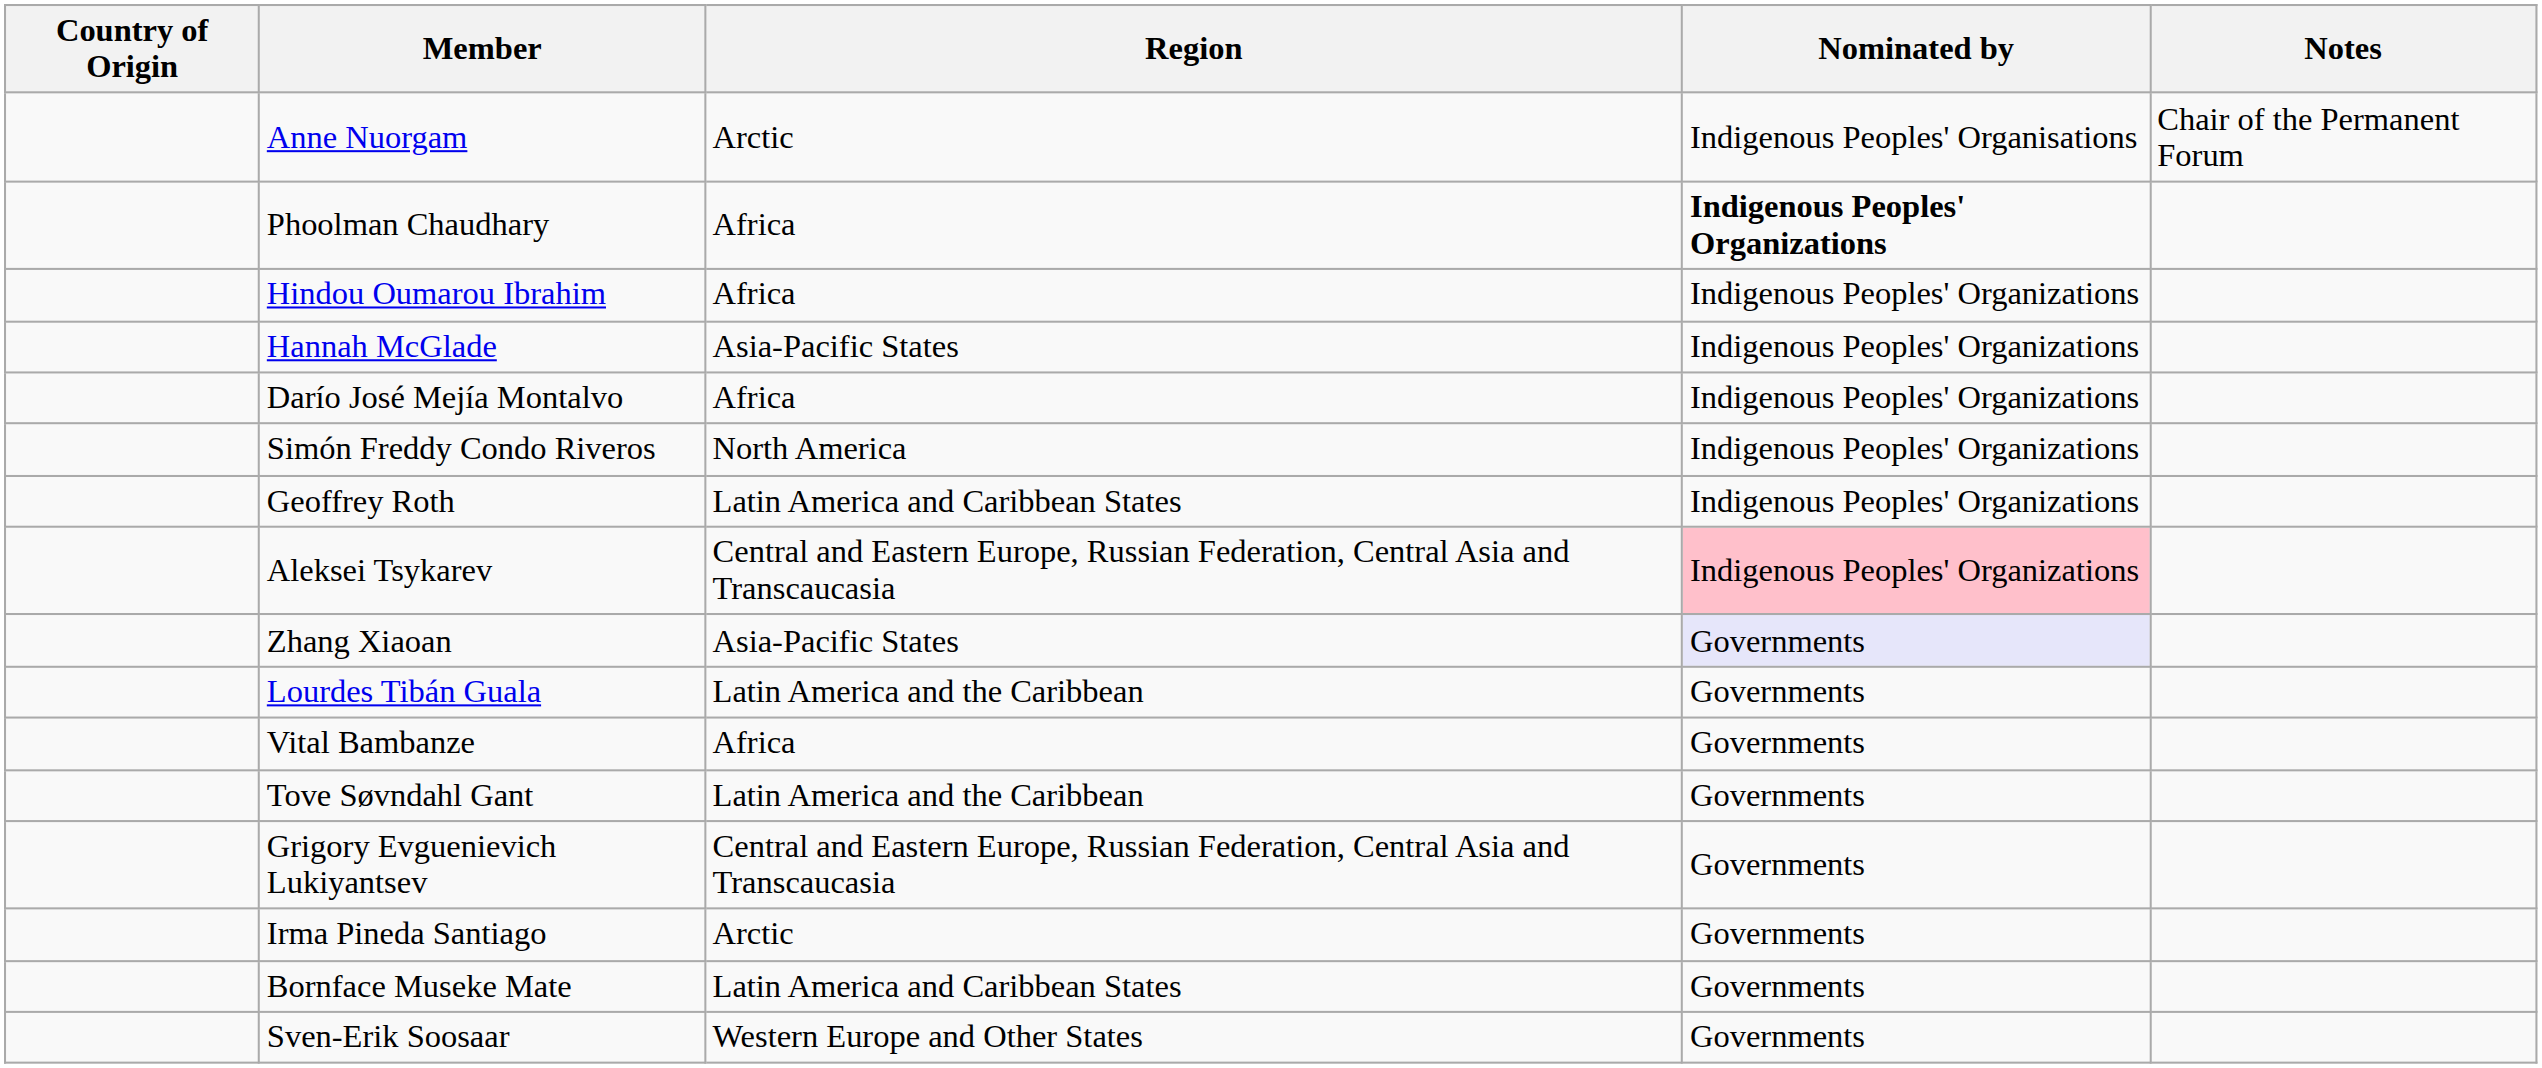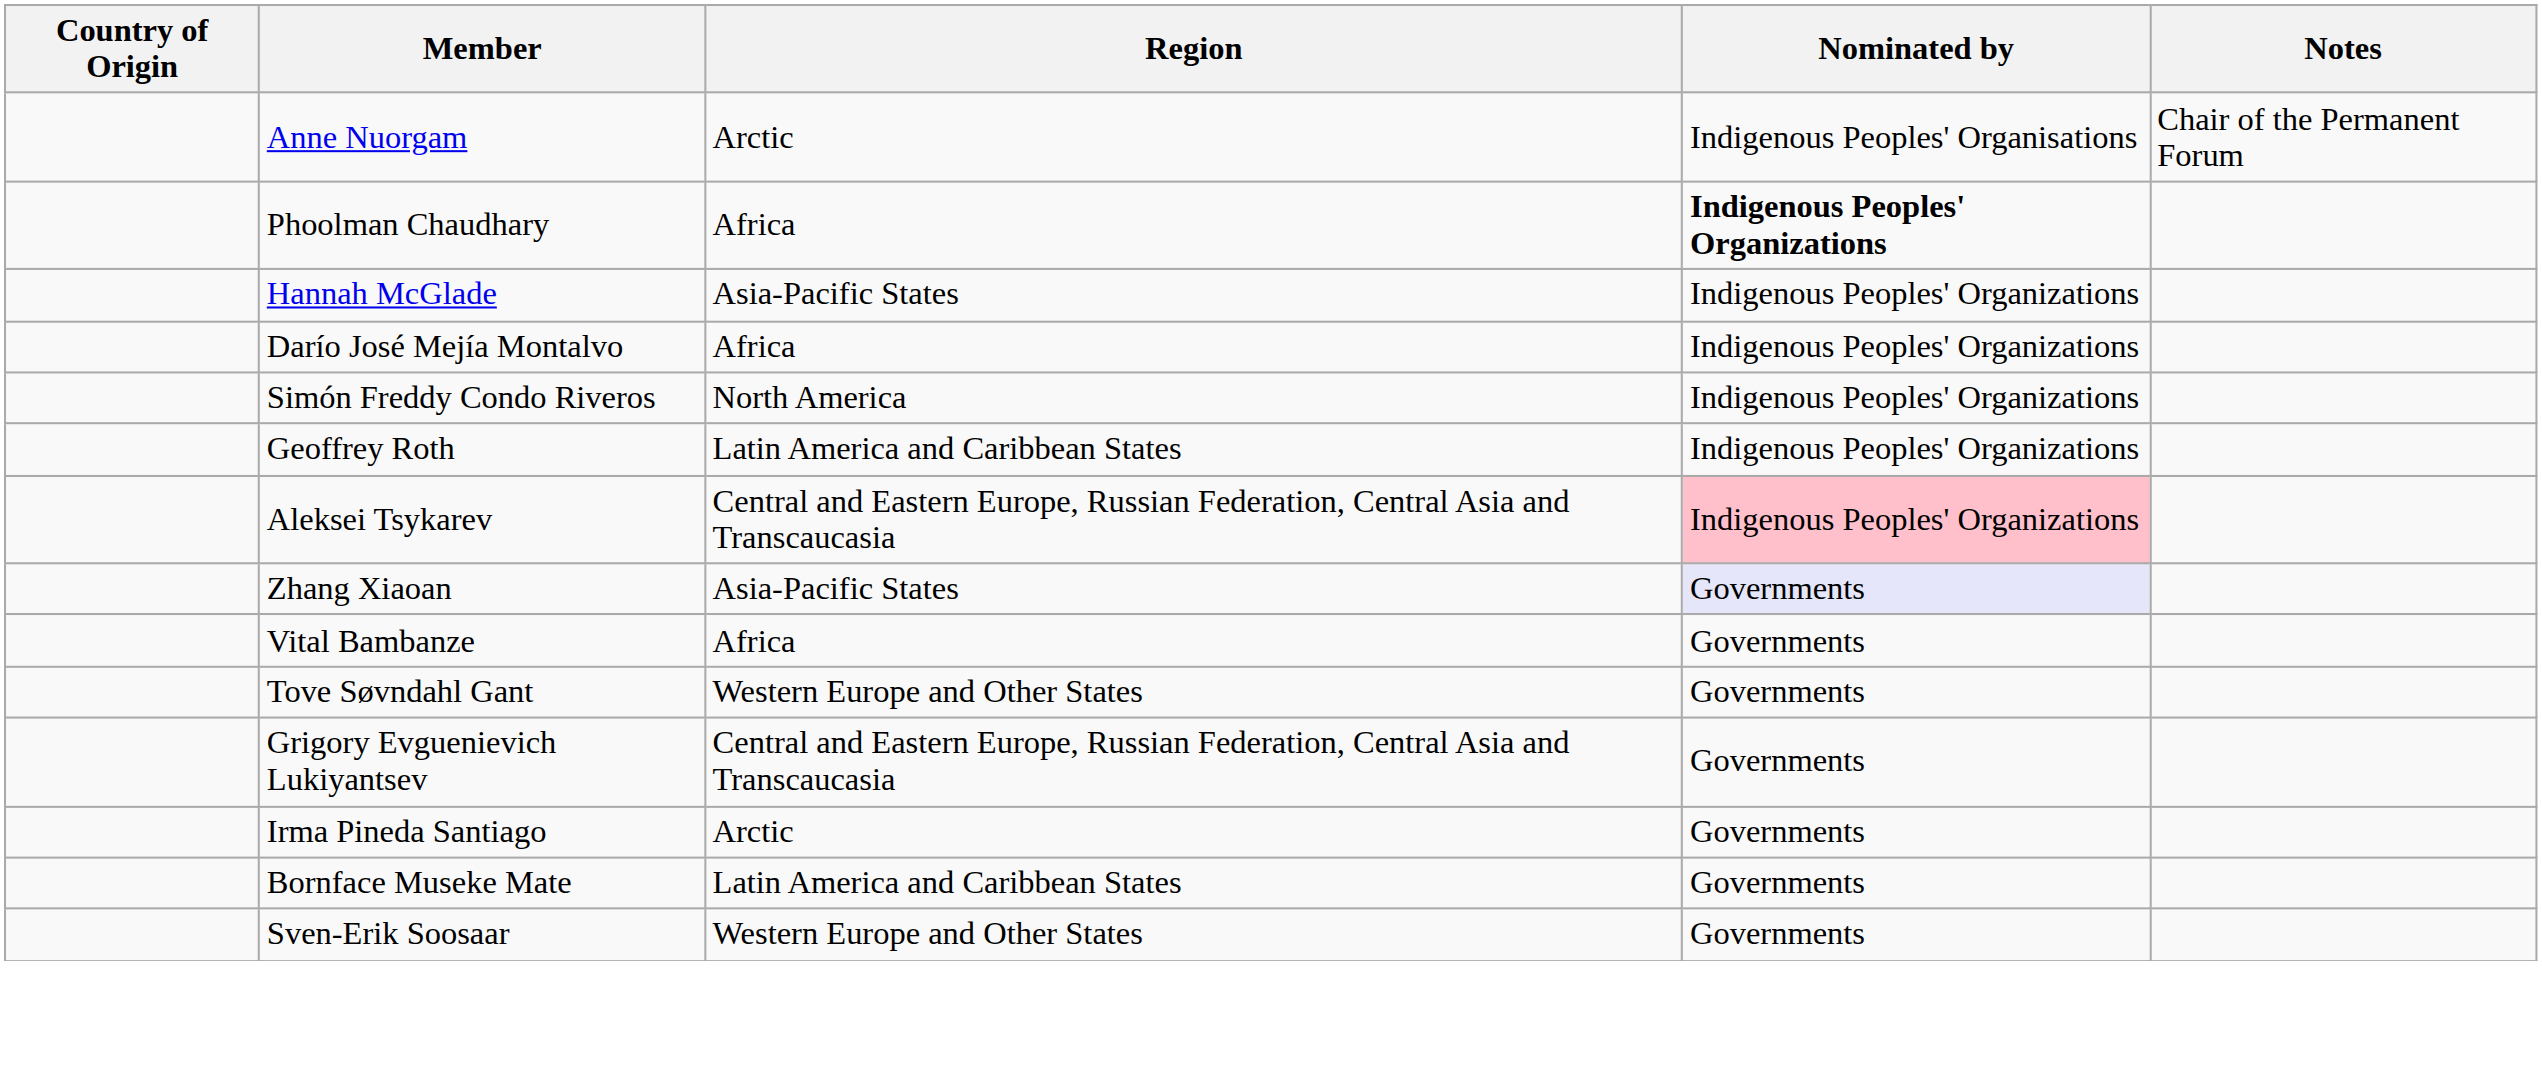- row: (436, 294)
- row: (404, 691)
(928, 794) Latin America and the Caribbean -> (928, 691) Western Europe and Other States
